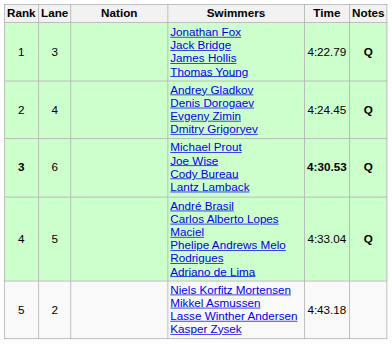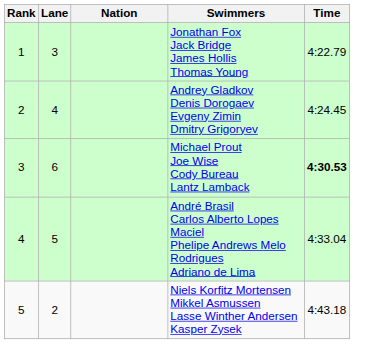- column: (368, 13)
(21, 167) bold -> (21, 167) normal
